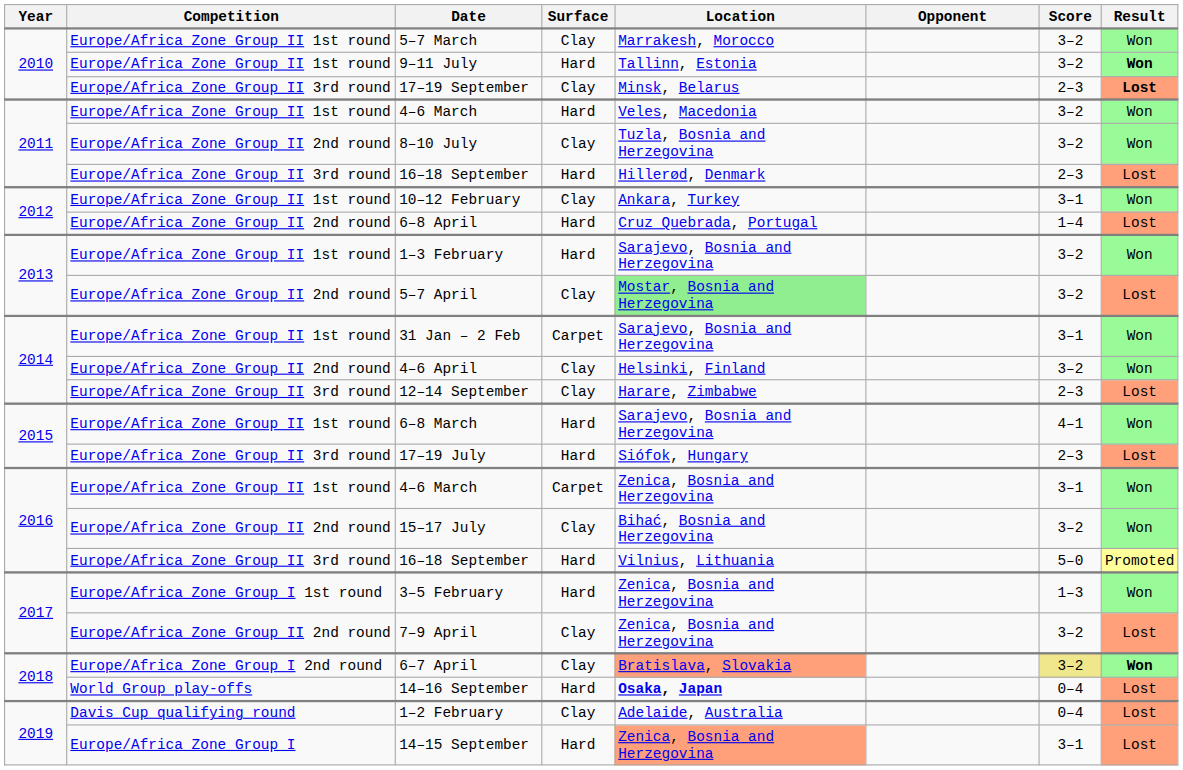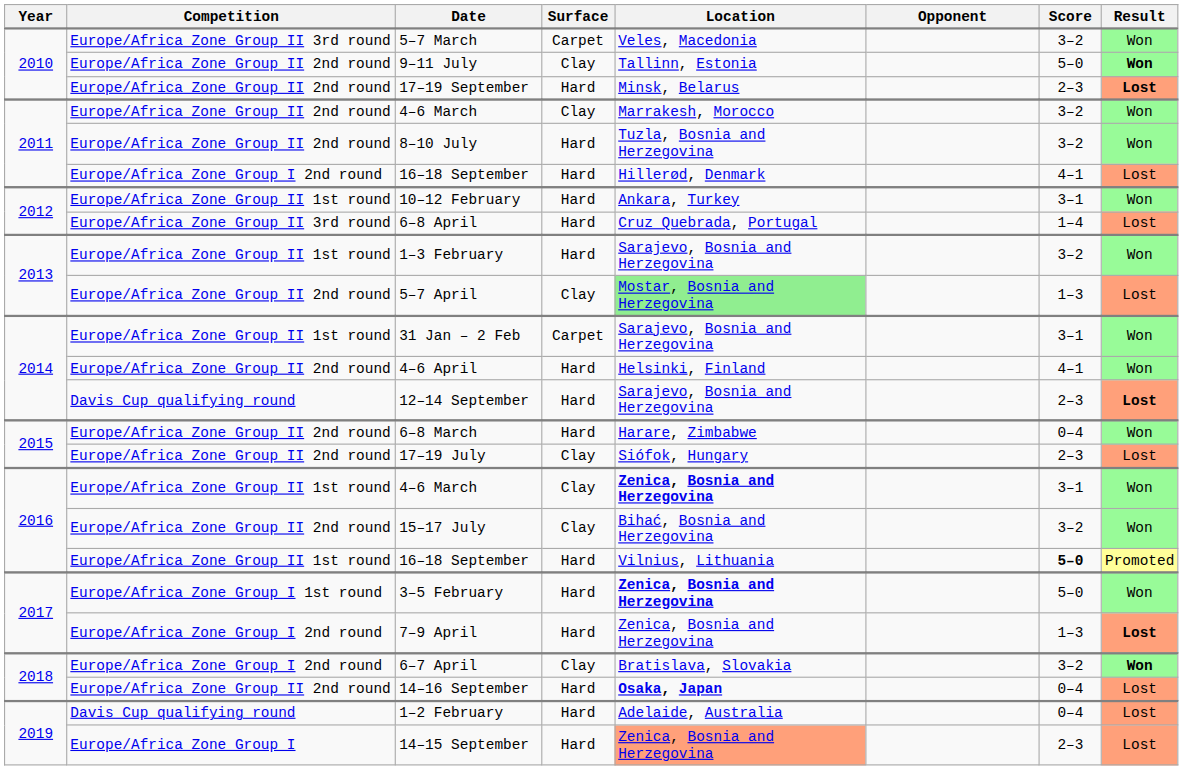(231, 41) Europe/Africa Zone Group II 1st round -> (231, 41) Europe/Africa Zone Group II 3rd round
(578, 41) Clay -> (578, 41) Carpet
(696, 41) Marrakesh, Morocco -> (687, 41) Veles, Macedonia
(231, 64) Europe/Africa Zone Group II 1st round -> (231, 64) Europe/Africa Zone Group II 2nd round
(578, 64) Hard -> (578, 64) Clay
(1070, 64) 3–2 -> (1070, 64) 5–0
(231, 88) Europe/Africa Zone Group II 3rd round -> (231, 88) Europe/Africa Zone Group II 2nd round
(578, 88) Clay -> (578, 88) Hard
(231, 112) Europe/Africa Zone Group II 1st round -> (231, 112) Europe/Africa Zone Group II 2nd round
(578, 112) Hard -> (578, 112) Clay
(687, 112) Veles, Macedonia -> (696, 112) Marrakesh, Morocco
(578, 144) Clay -> (578, 144) Hard
(231, 176) Europe/Africa Zone Group II 3rd round -> (226, 176) Europe/Africa Zone Group I 2nd round
(1070, 176) 2–3 -> (1070, 176) 4–1
(578, 200) Clay -> (578, 200) Hard
(231, 223) Europe/Africa Zone Group II 2nd round -> (231, 223) Europe/Africa Zone Group II 3rd round
(1070, 296) 3–2 -> (1070, 296) 1–3
(578, 368) Clay -> (578, 368) Hard
(1070, 368) 3–2 -> (1070, 368) 4–1
(231, 392) Europe/Africa Zone Group II 3rd round -> (183, 400) Davis Cup qualifying round
(578, 392) Clay -> (578, 400) Hard
(687, 392) Harare, Zimbabwe -> (705, 400) Sarajevo, Bosnia and Herzegovina
(1140, 392) normal -> (1140, 400) bold
(231, 424) Europe/Africa Zone Group II 1st round -> (231, 433) Europe/Africa Zone Group II 2nd round
(705, 424) Sarajevo, Bosnia and Herzegovina -> (687, 433) Harare, Zimbabwe
(1070, 424) 4–1 -> (1070, 433) 0–4
(231, 456) Europe/Africa Zone Group II 3rd round -> (231, 456) Europe/Africa Zone Group II 2nd round
(578, 456) Hard -> (578, 456) Clay
(578, 489) Carpet -> (578, 489) Clay
(696, 489) normal -> (696, 489) bold
(231, 561) Europe/Africa Zone Group II 3rd round -> (231, 561) Europe/Africa Zone Group II 1st round
(1070, 561) normal -> (1070, 561) bold
(696, 593) normal -> (696, 593) bold
(1070, 593) 1–3 -> (1070, 593) 5–0
(231, 633) Europe/Africa Zone Group II 2nd round -> (226, 633) Europe/Africa Zone Group I 2nd round
(578, 633) Clay -> (578, 633) Hard
(1070, 633) 3–2 -> (1070, 633) 1–3
(1140, 633) normal -> (1140, 633) bold
(705, 666) lightsalmon background -> (705, 666) no background
(1070, 666) khaki background -> (1070, 666) no background
(161, 689) World Group play-offs -> (231, 689) Europe/Africa Zone Group II 2nd round
(578, 713) Clay -> (578, 713) Hard
(1070, 745) 3–1 -> (1070, 745) 2–3
